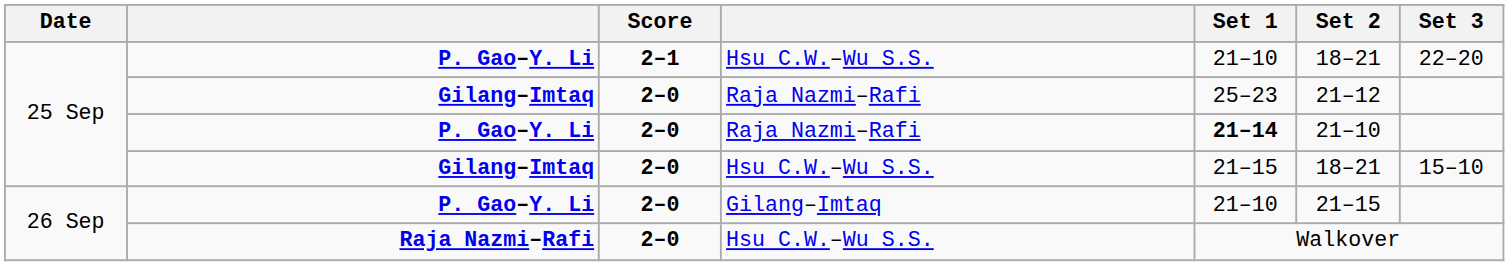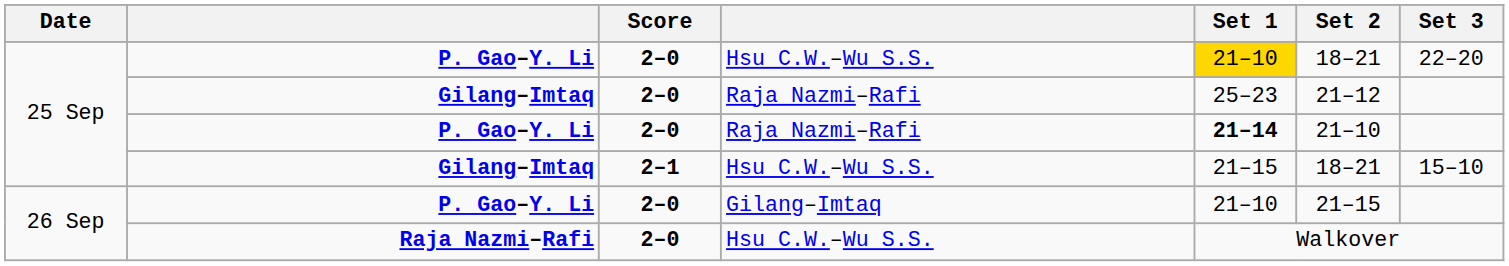(660, 59) 2–1 -> (660, 59) 2–0
(1245, 59) no background -> (1245, 59) gold background
(660, 168) 2–0 -> (660, 168) 2–1
